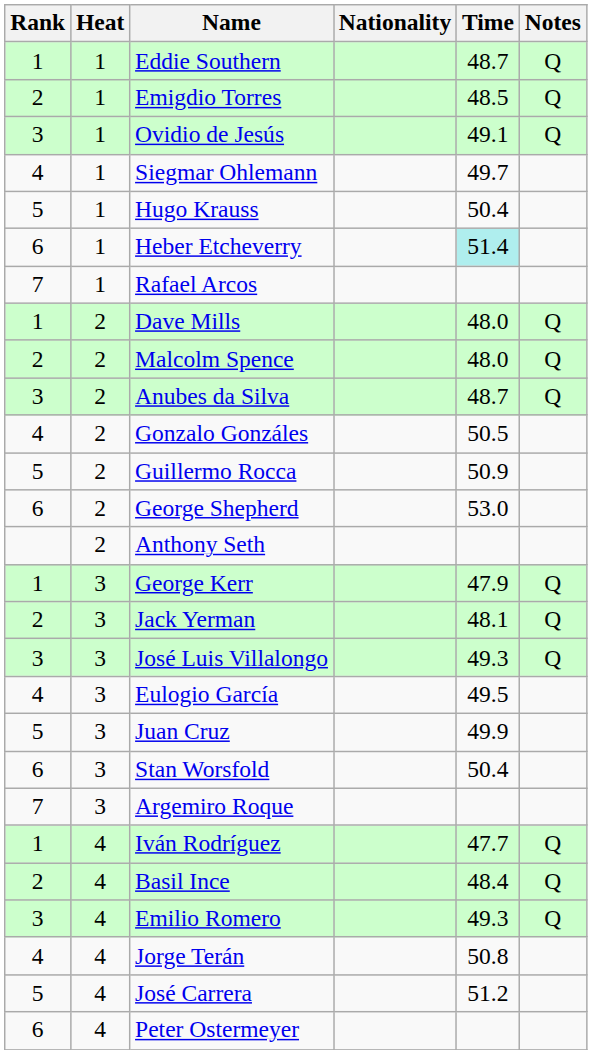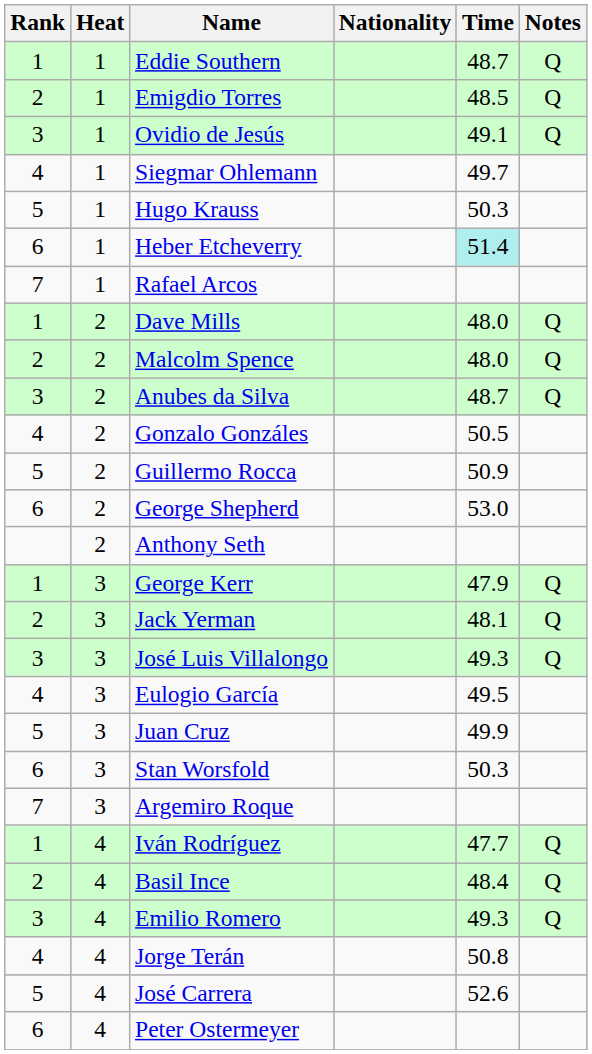(488, 209) 50.4 -> (488, 209) 50.3
(488, 769) 50.4 -> (488, 769) 50.3
(488, 992) 51.2 -> (488, 992) 52.6
